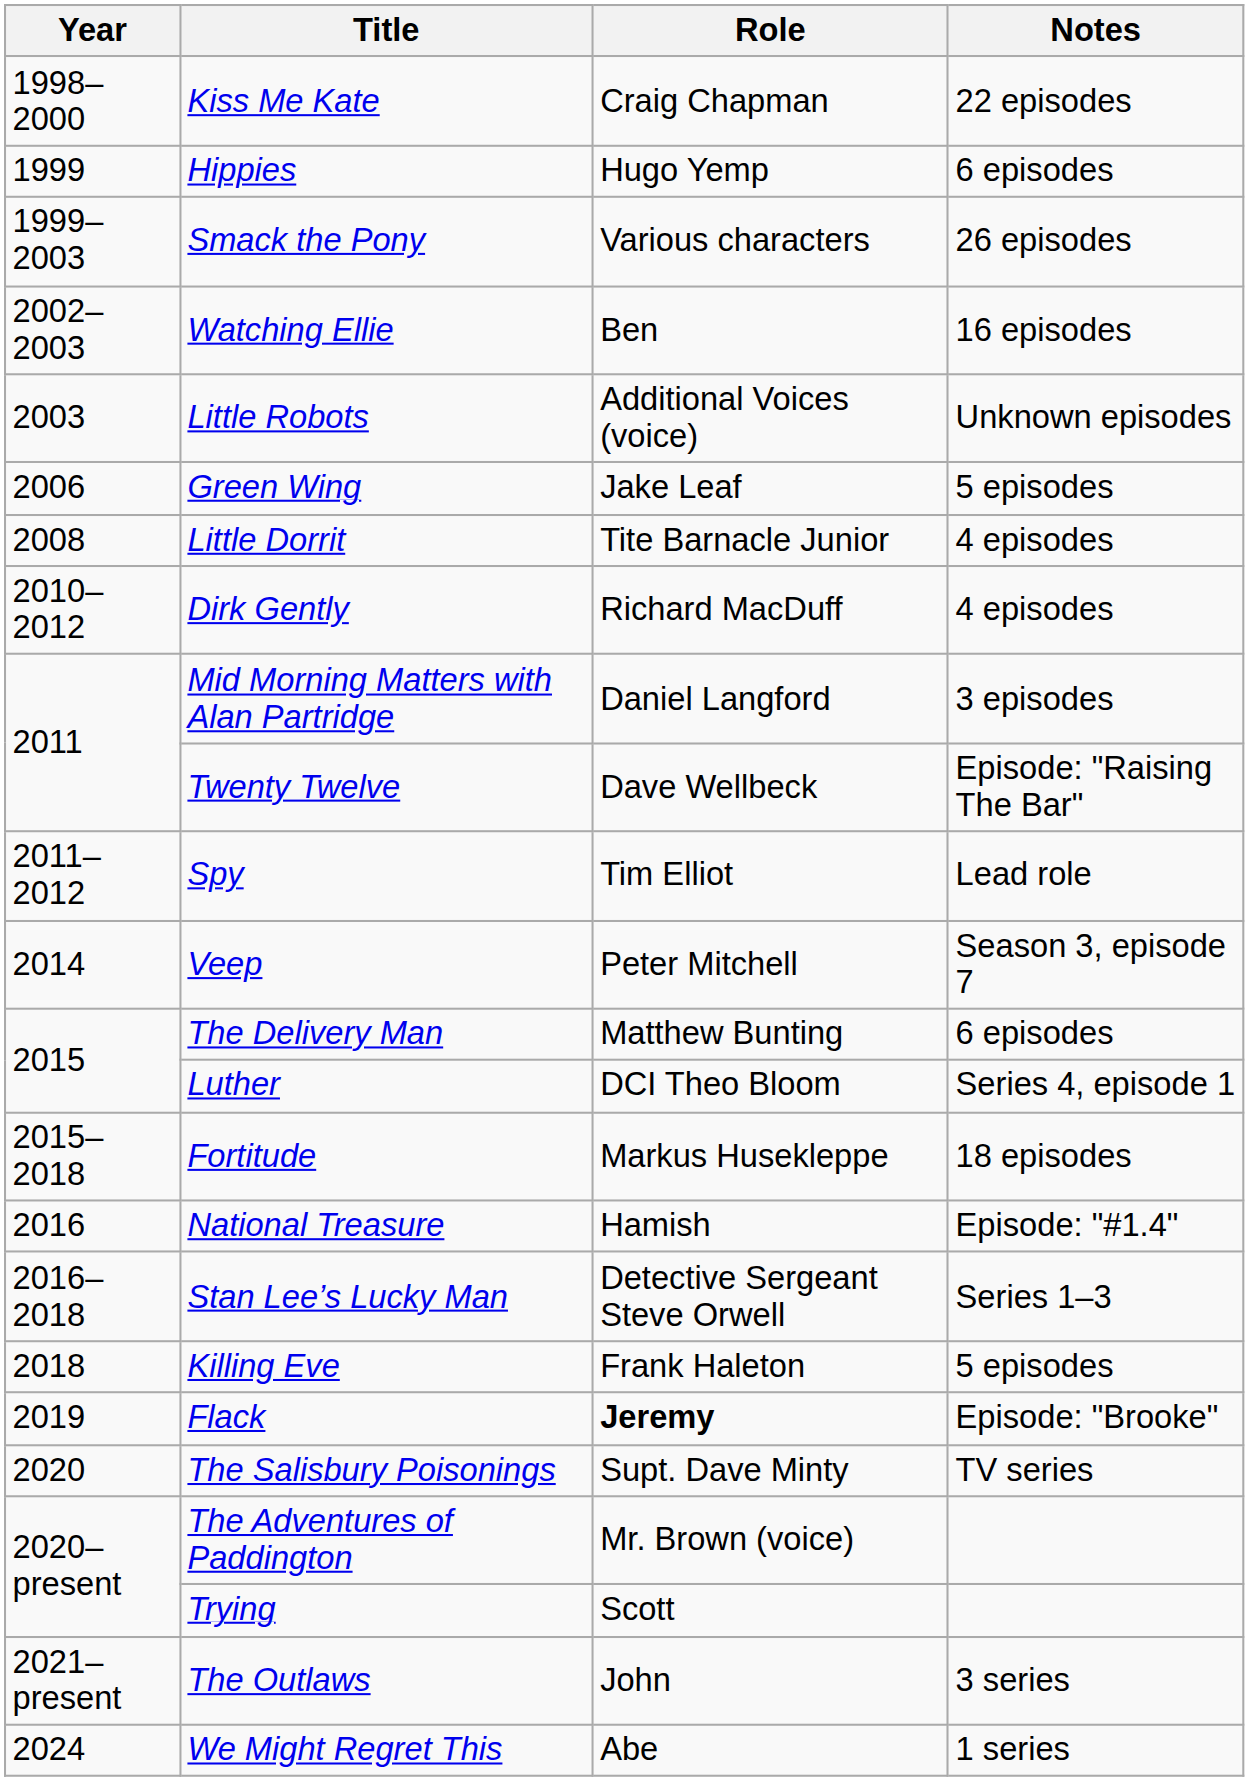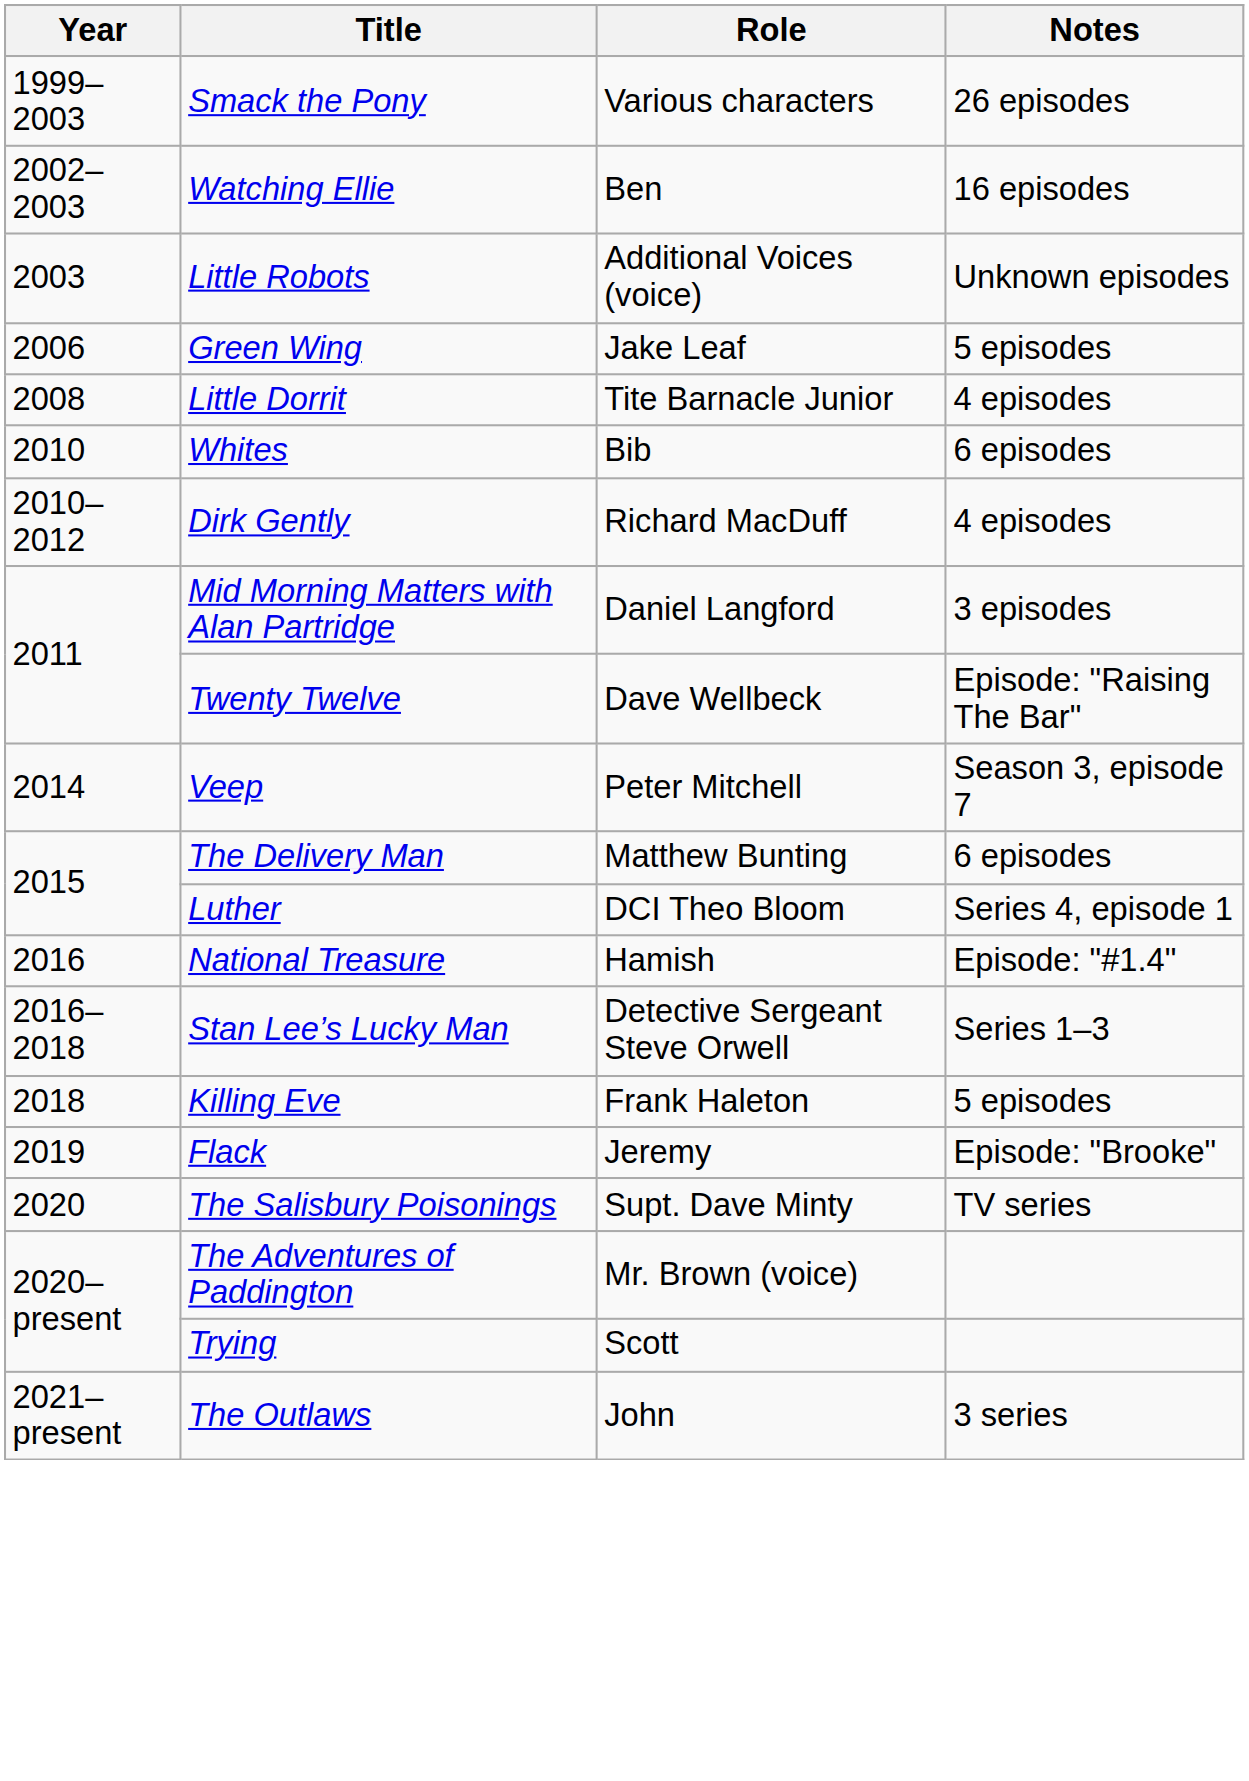- row: (284, 100)
- row: (242, 170)
+ row: (238, 451)
- row: (216, 875)
- row: (252, 1155)
(657, 1417) bold -> (658, 1152) normal
- row: (345, 1750)
